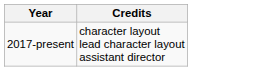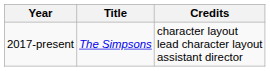+ column: (115, 13)
